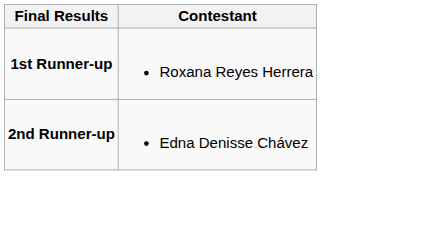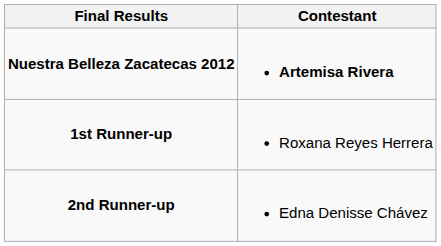+ row: (121, 63)
